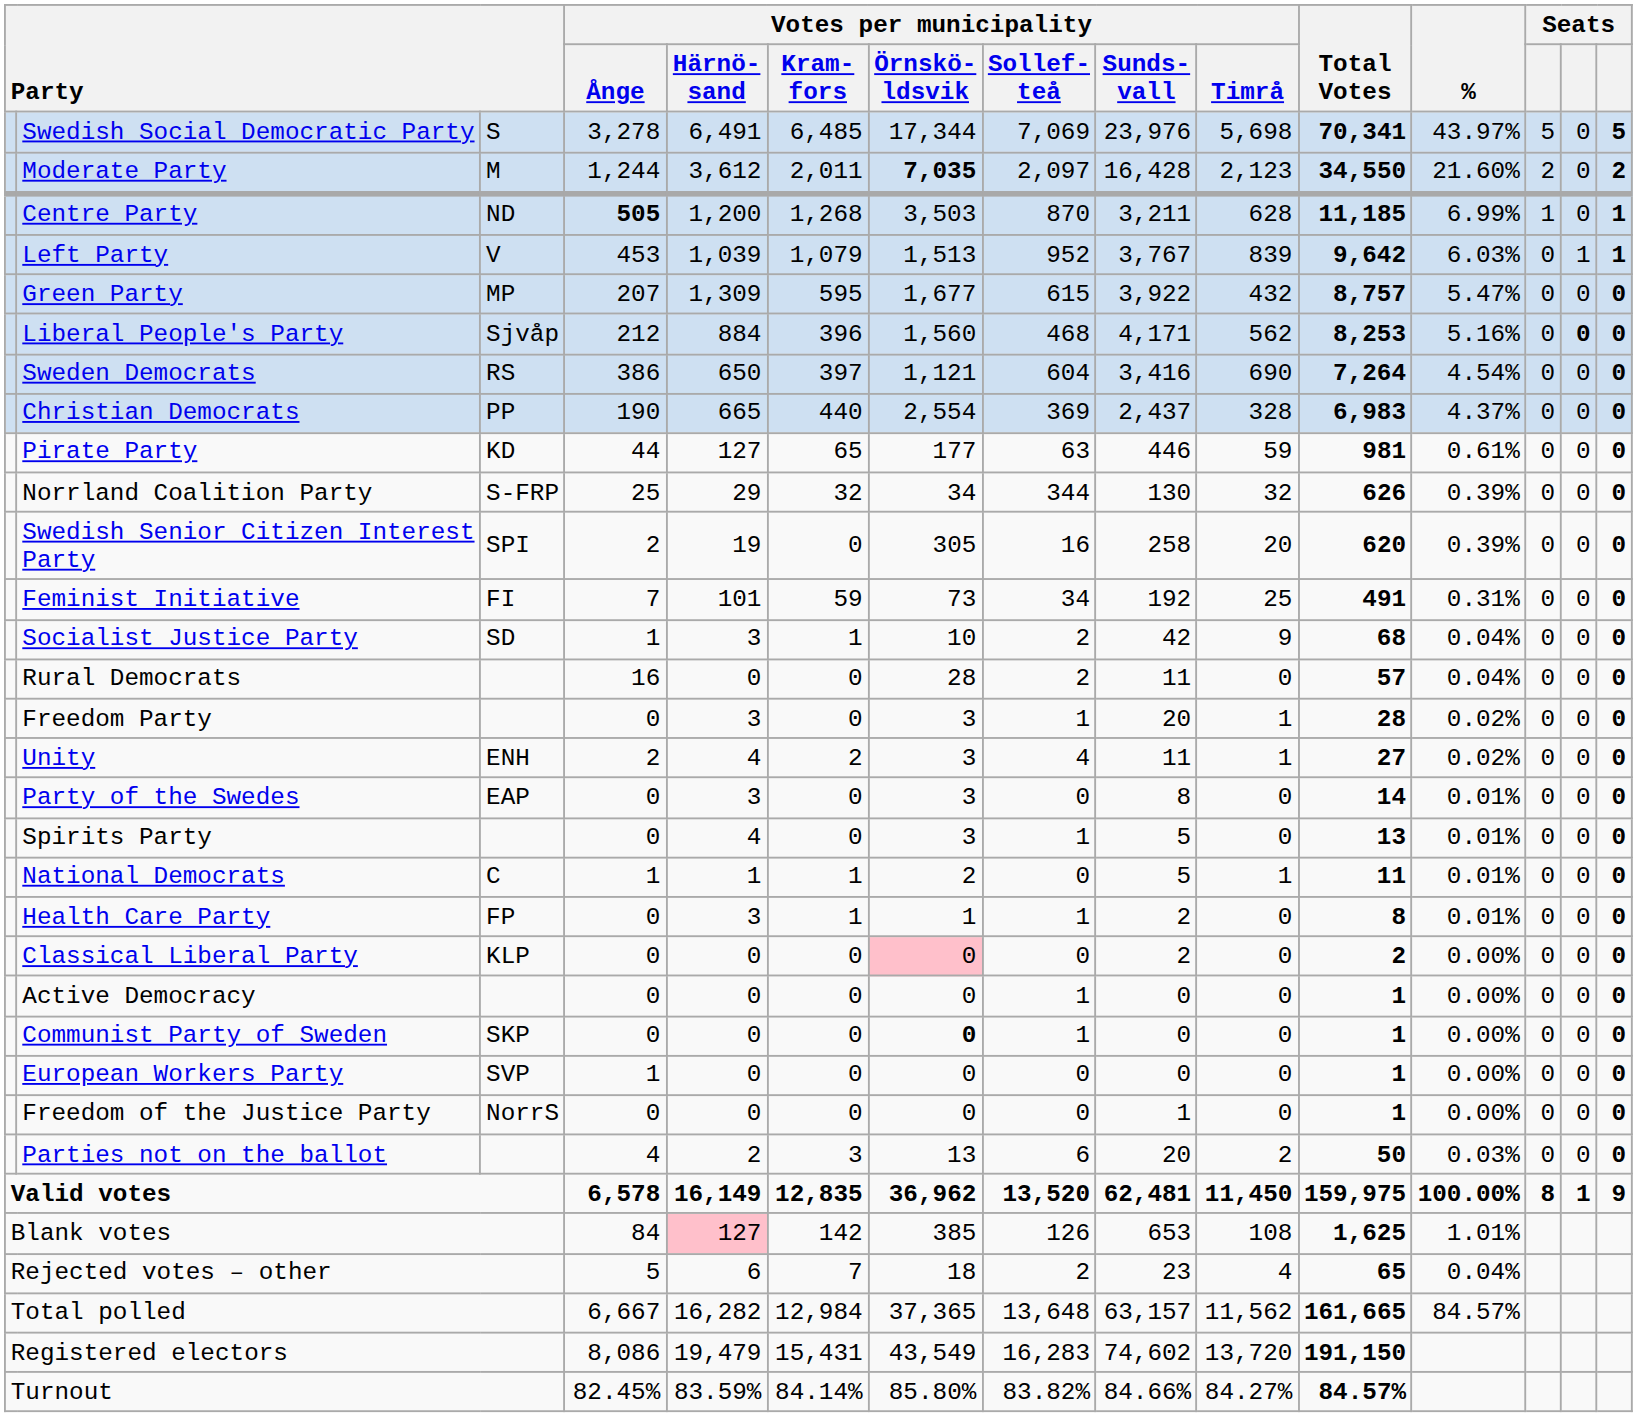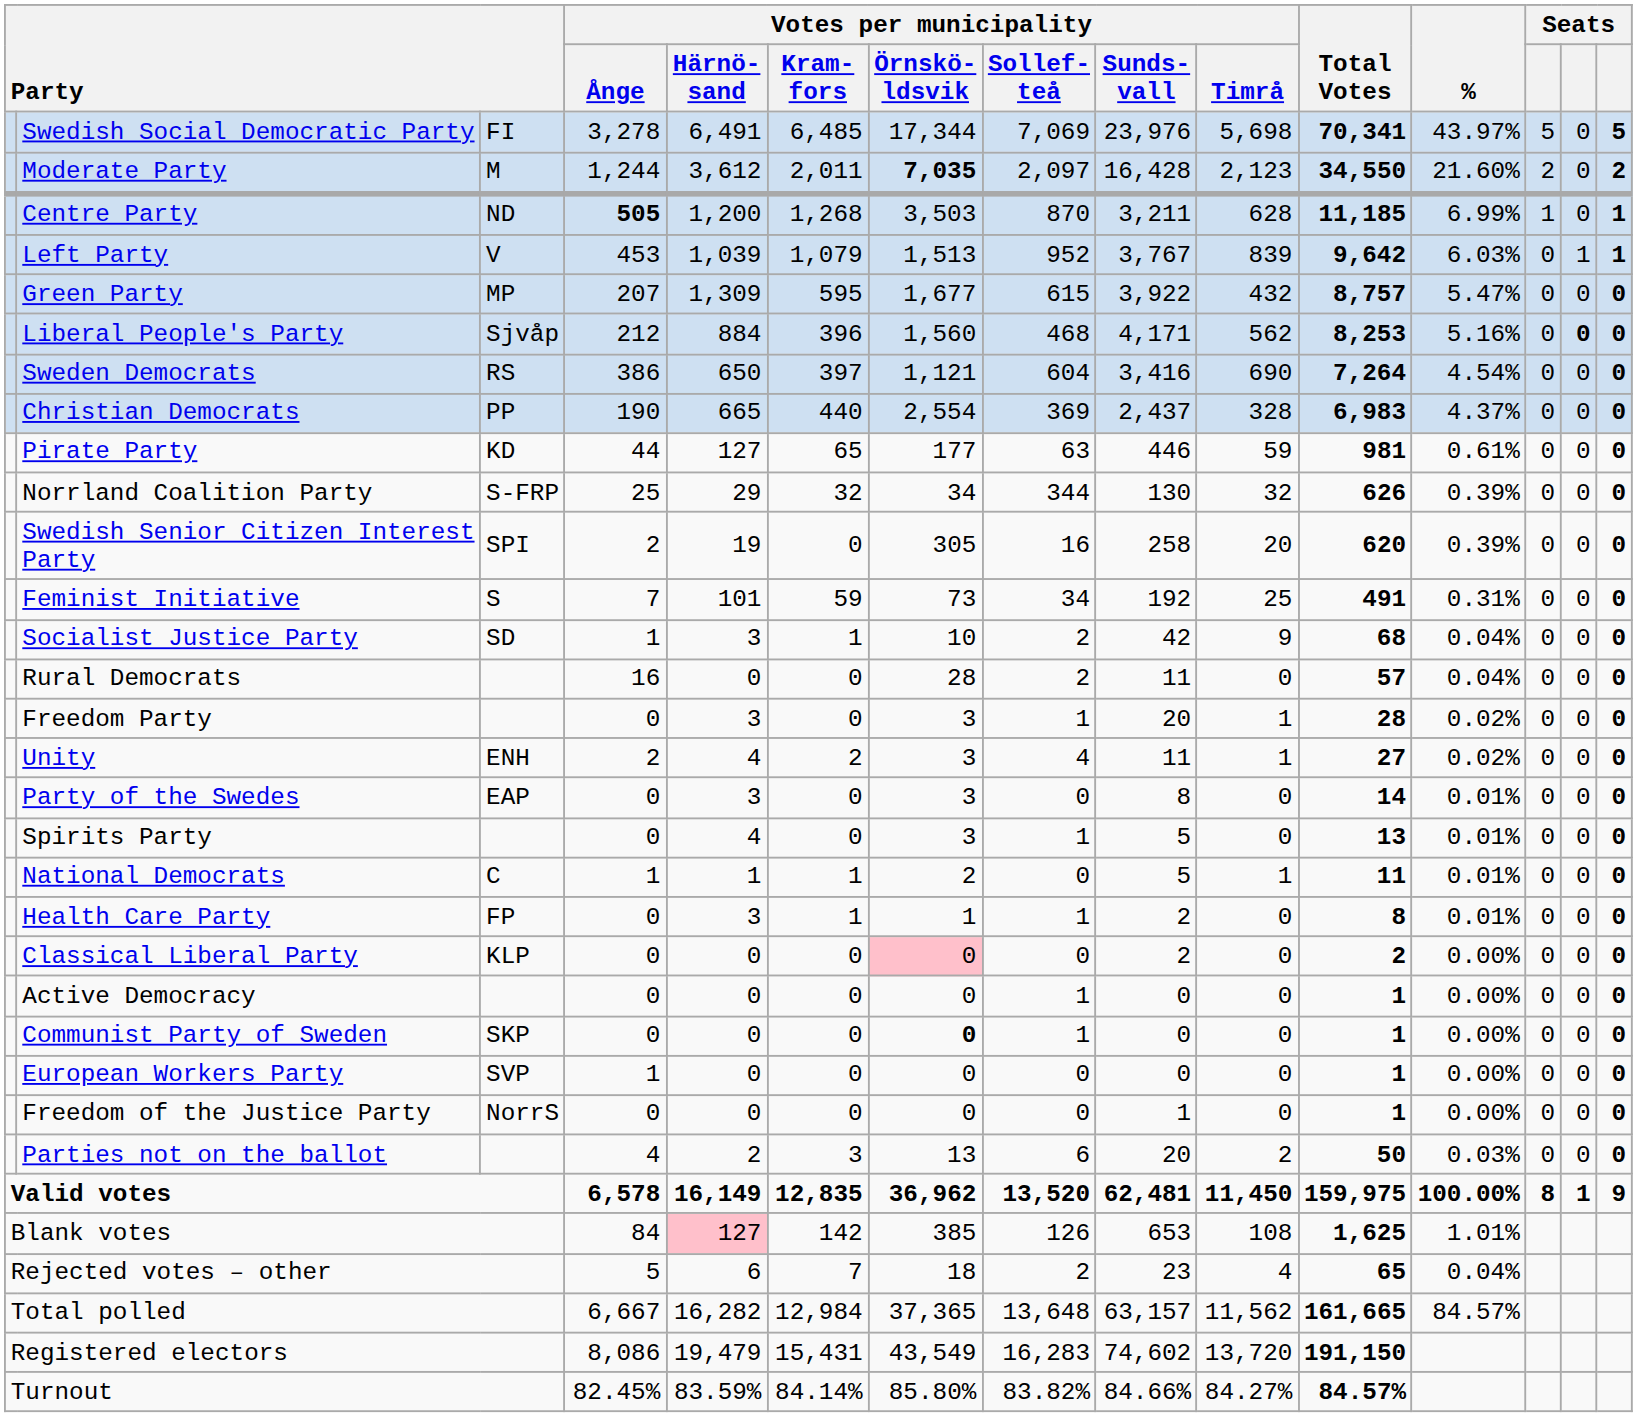(493, 132) S -> (501, 132) FI
(501, 600) FI -> (493, 600) S
